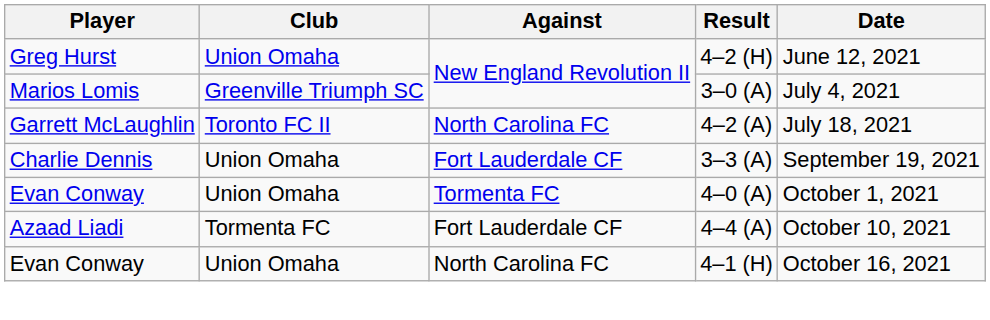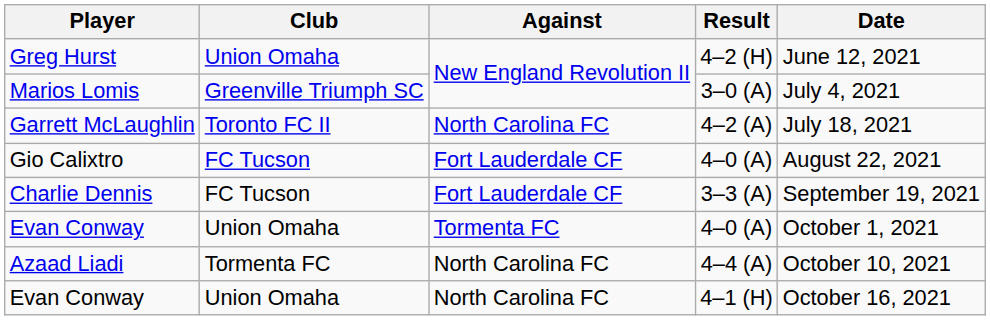+ row: (67, 159)
(272, 159) Union Omaha -> (257, 194) FC Tucson
(528, 228) Fort Lauderdale CF -> (521, 263) North Carolina FC
